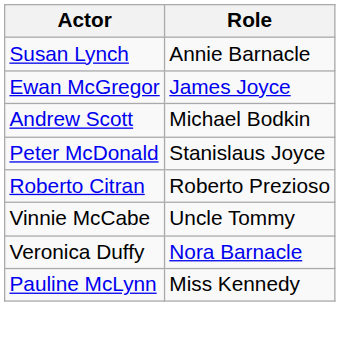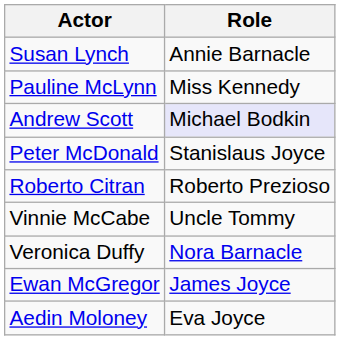rows swapped: (85, 86) <-> (83, 284)
(240, 119) no background -> (240, 119) lavender background
+ row: (78, 317)
